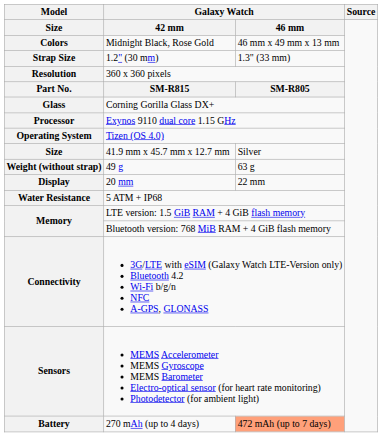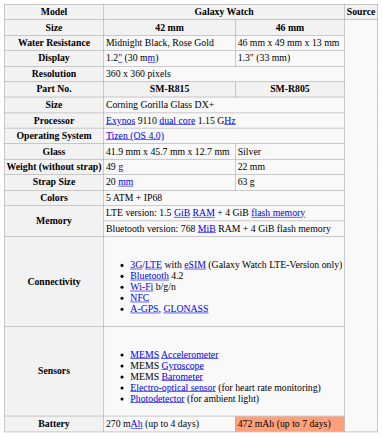(54, 43) Colors -> (54, 43) Water Resistance
(54, 58) Strap Size -> (54, 58) Display
(54, 105) Glass -> (54, 105) Size
(54, 151) Size -> (54, 151) Glass
(246, 167) 63 g -> (251, 167) 22 mm
(54, 182) Display -> (54, 182) Strap Size
(251, 182) 22 mm -> (246, 182) 63 g
(54, 197) Water Resistance -> (54, 197) Colors
